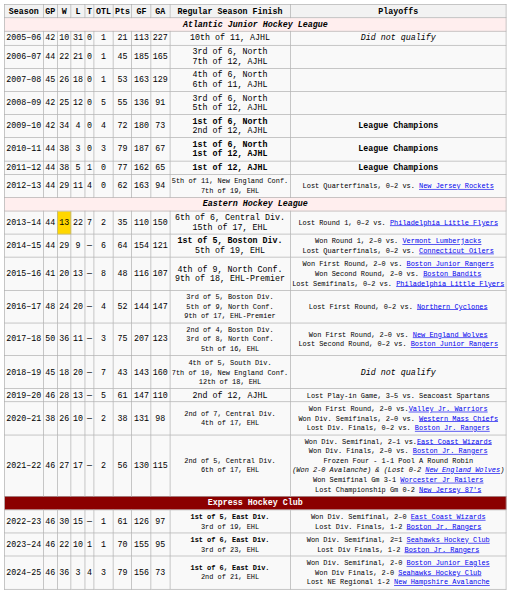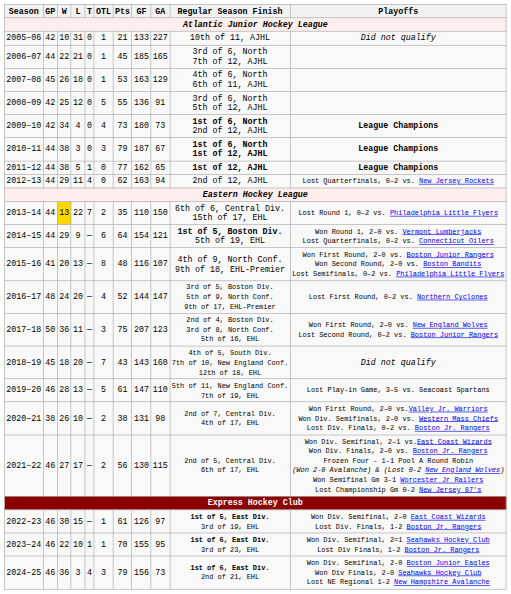(141, 38) 113 -> (141, 38) 133
(122, 126) 72 -> (122, 126) 73
(230, 186) 5th of 11, New England Conf. 7th of 19, EHL -> (230, 181) 2nd of 12, AJHL
(230, 395) 2nd of 12, AJHL -> (230, 391) 5th of 11, New England Conf. 7th of 19, EHL
